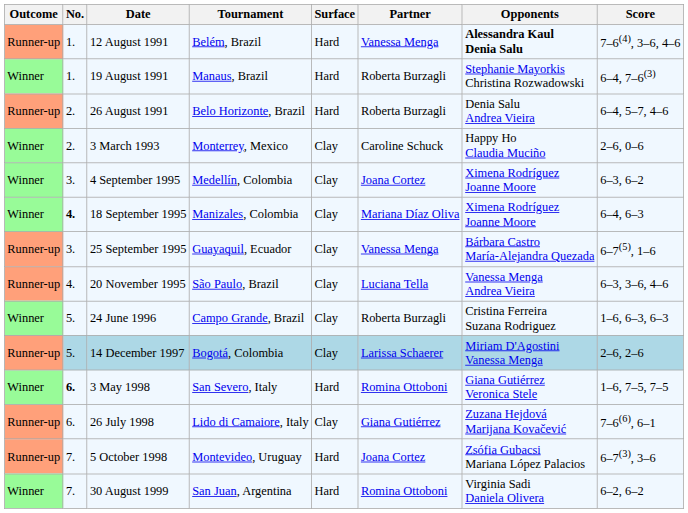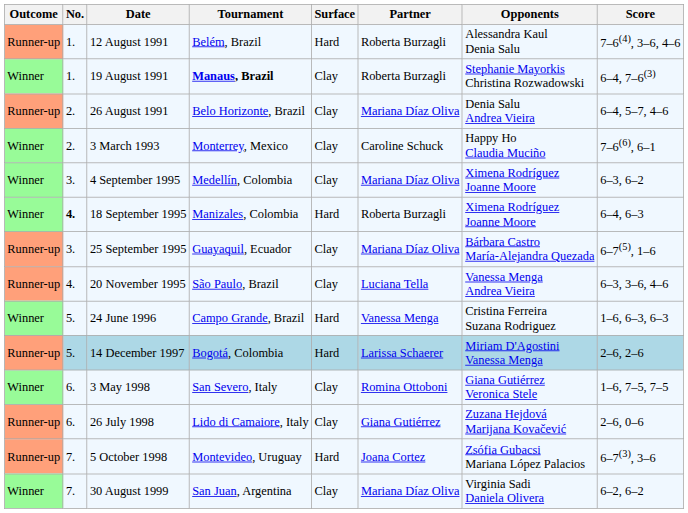(400, 41) Vanessa Menga -> (403, 41) Roberta Burzagli
(510, 41) bold -> (506, 41) normal
(230, 75) normal -> (233, 75) bold
(327, 75) Hard -> (326, 75) Clay
(327, 110) Hard -> (326, 110) Clay
(403, 110) Roberta Burzagli -> (410, 110) Mariana Díaz Oliva
(622, 145) 2–6, 0–6 -> (628, 145) 7–6(6), 6–1
(393, 179) Joana Cortez -> (410, 179) Mariana Díaz Oliva
(326, 214) Clay -> (327, 214) Hard
(410, 214) Mariana Díaz Oliva -> (403, 214) Roberta Burzagli
(400, 248) Vanessa Menga -> (410, 248) Mariana Díaz Oliva
(326, 317) Clay -> (327, 317) Hard
(403, 317) Roberta Burzagli -> (400, 317) Vanessa Menga
(326, 352) Clay -> (327, 352) Hard
(71, 386) bold -> (71, 386) normal
(327, 386) Hard -> (326, 386) Clay
(628, 421) 7–6(6), 6–1 -> (622, 421) 2–6, 0–6
(327, 490) Hard -> (326, 490) Clay
(404, 490) Romina Ottoboni -> (410, 490) Mariana Díaz Oliva
